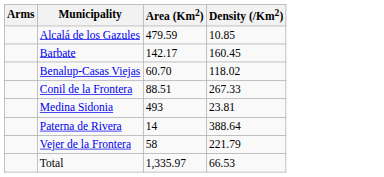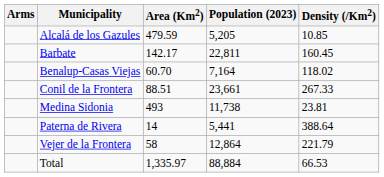+ column: (253, 15)
